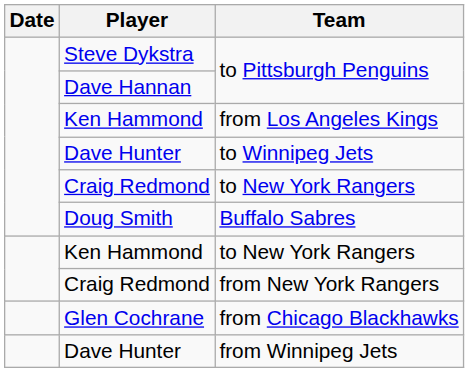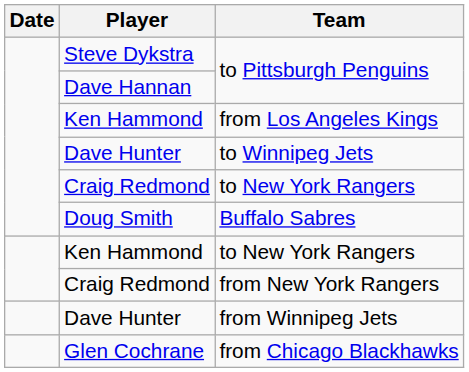rows swapped: (134, 317) <-> (123, 350)
